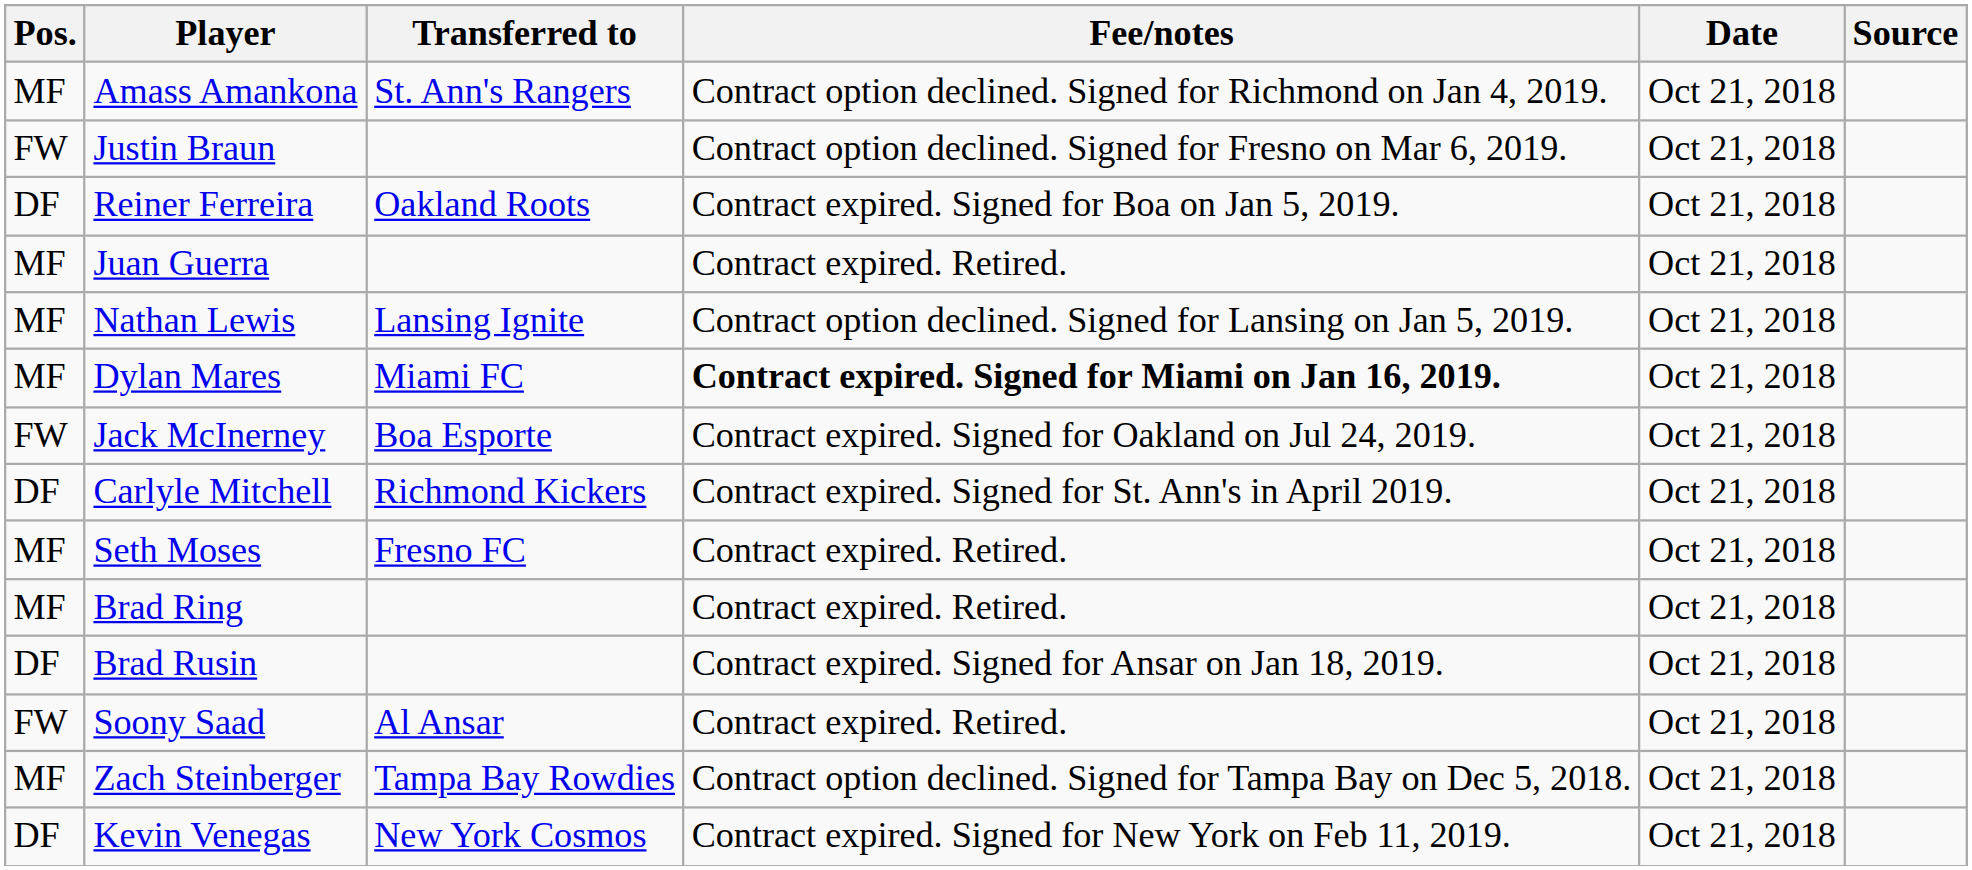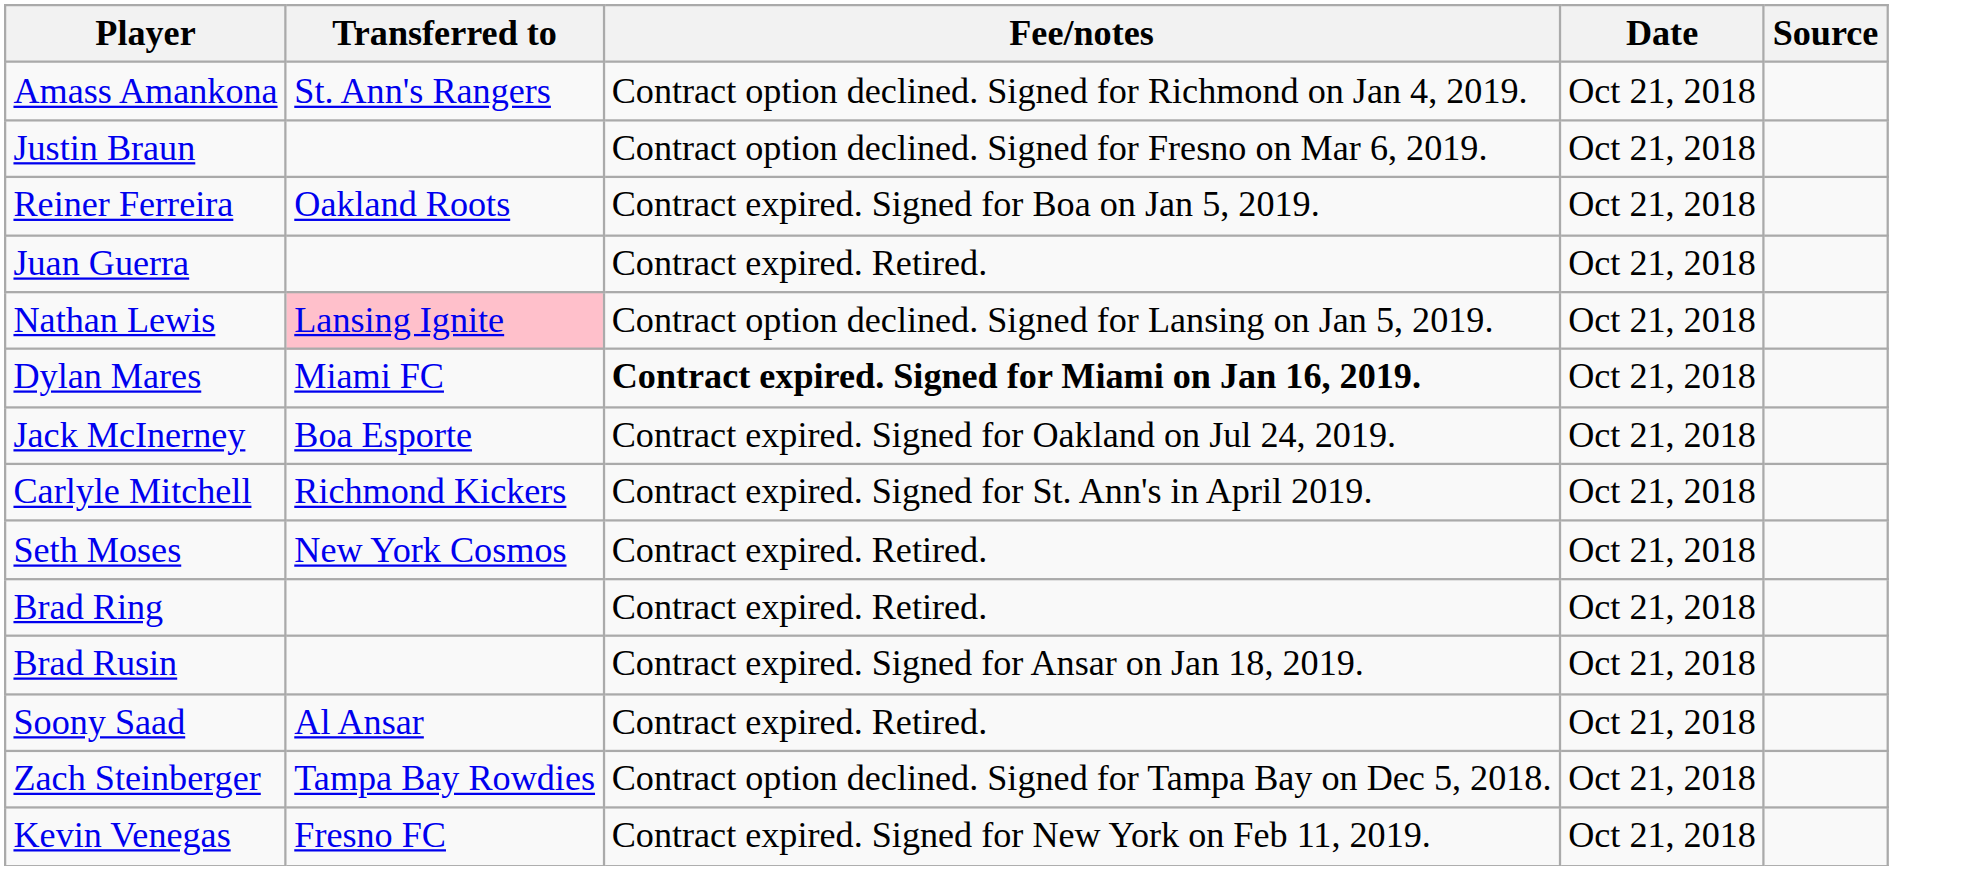- column: (45, 33)
(479, 319) no background -> (399, 319) pink background
(450, 549) Fresno FC -> (430, 549) New York Cosmos
(510, 836) New York Cosmos -> (370, 836) Fresno FC
